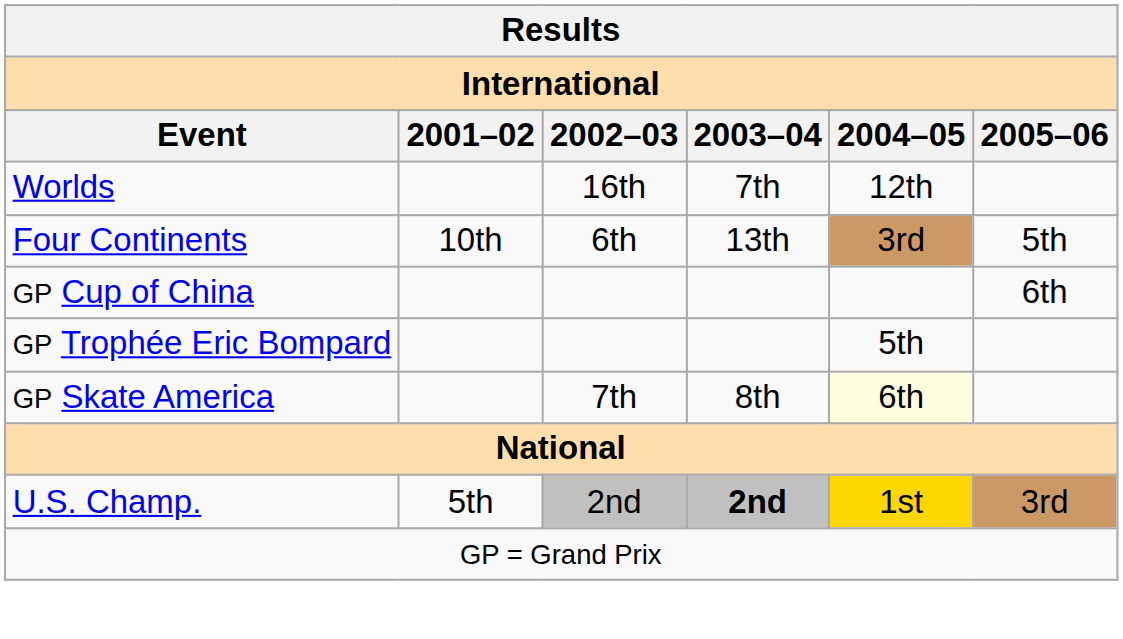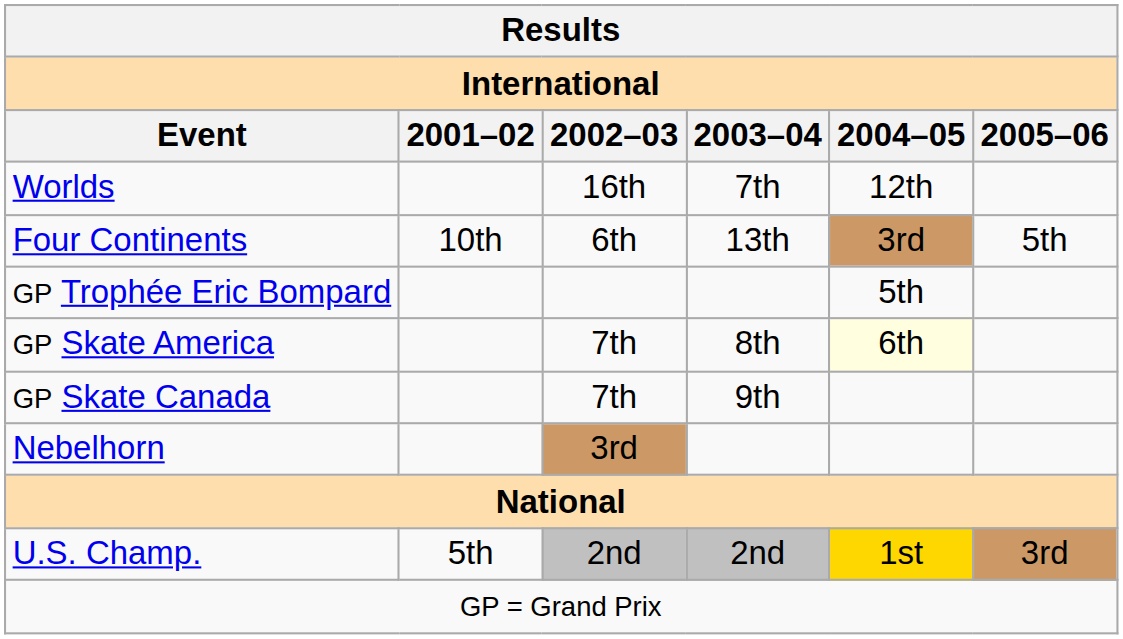- row: (133, 291)
+ row: (142, 396)
+ row: (89, 448)
(758, 501) bold -> (758, 553) normal
